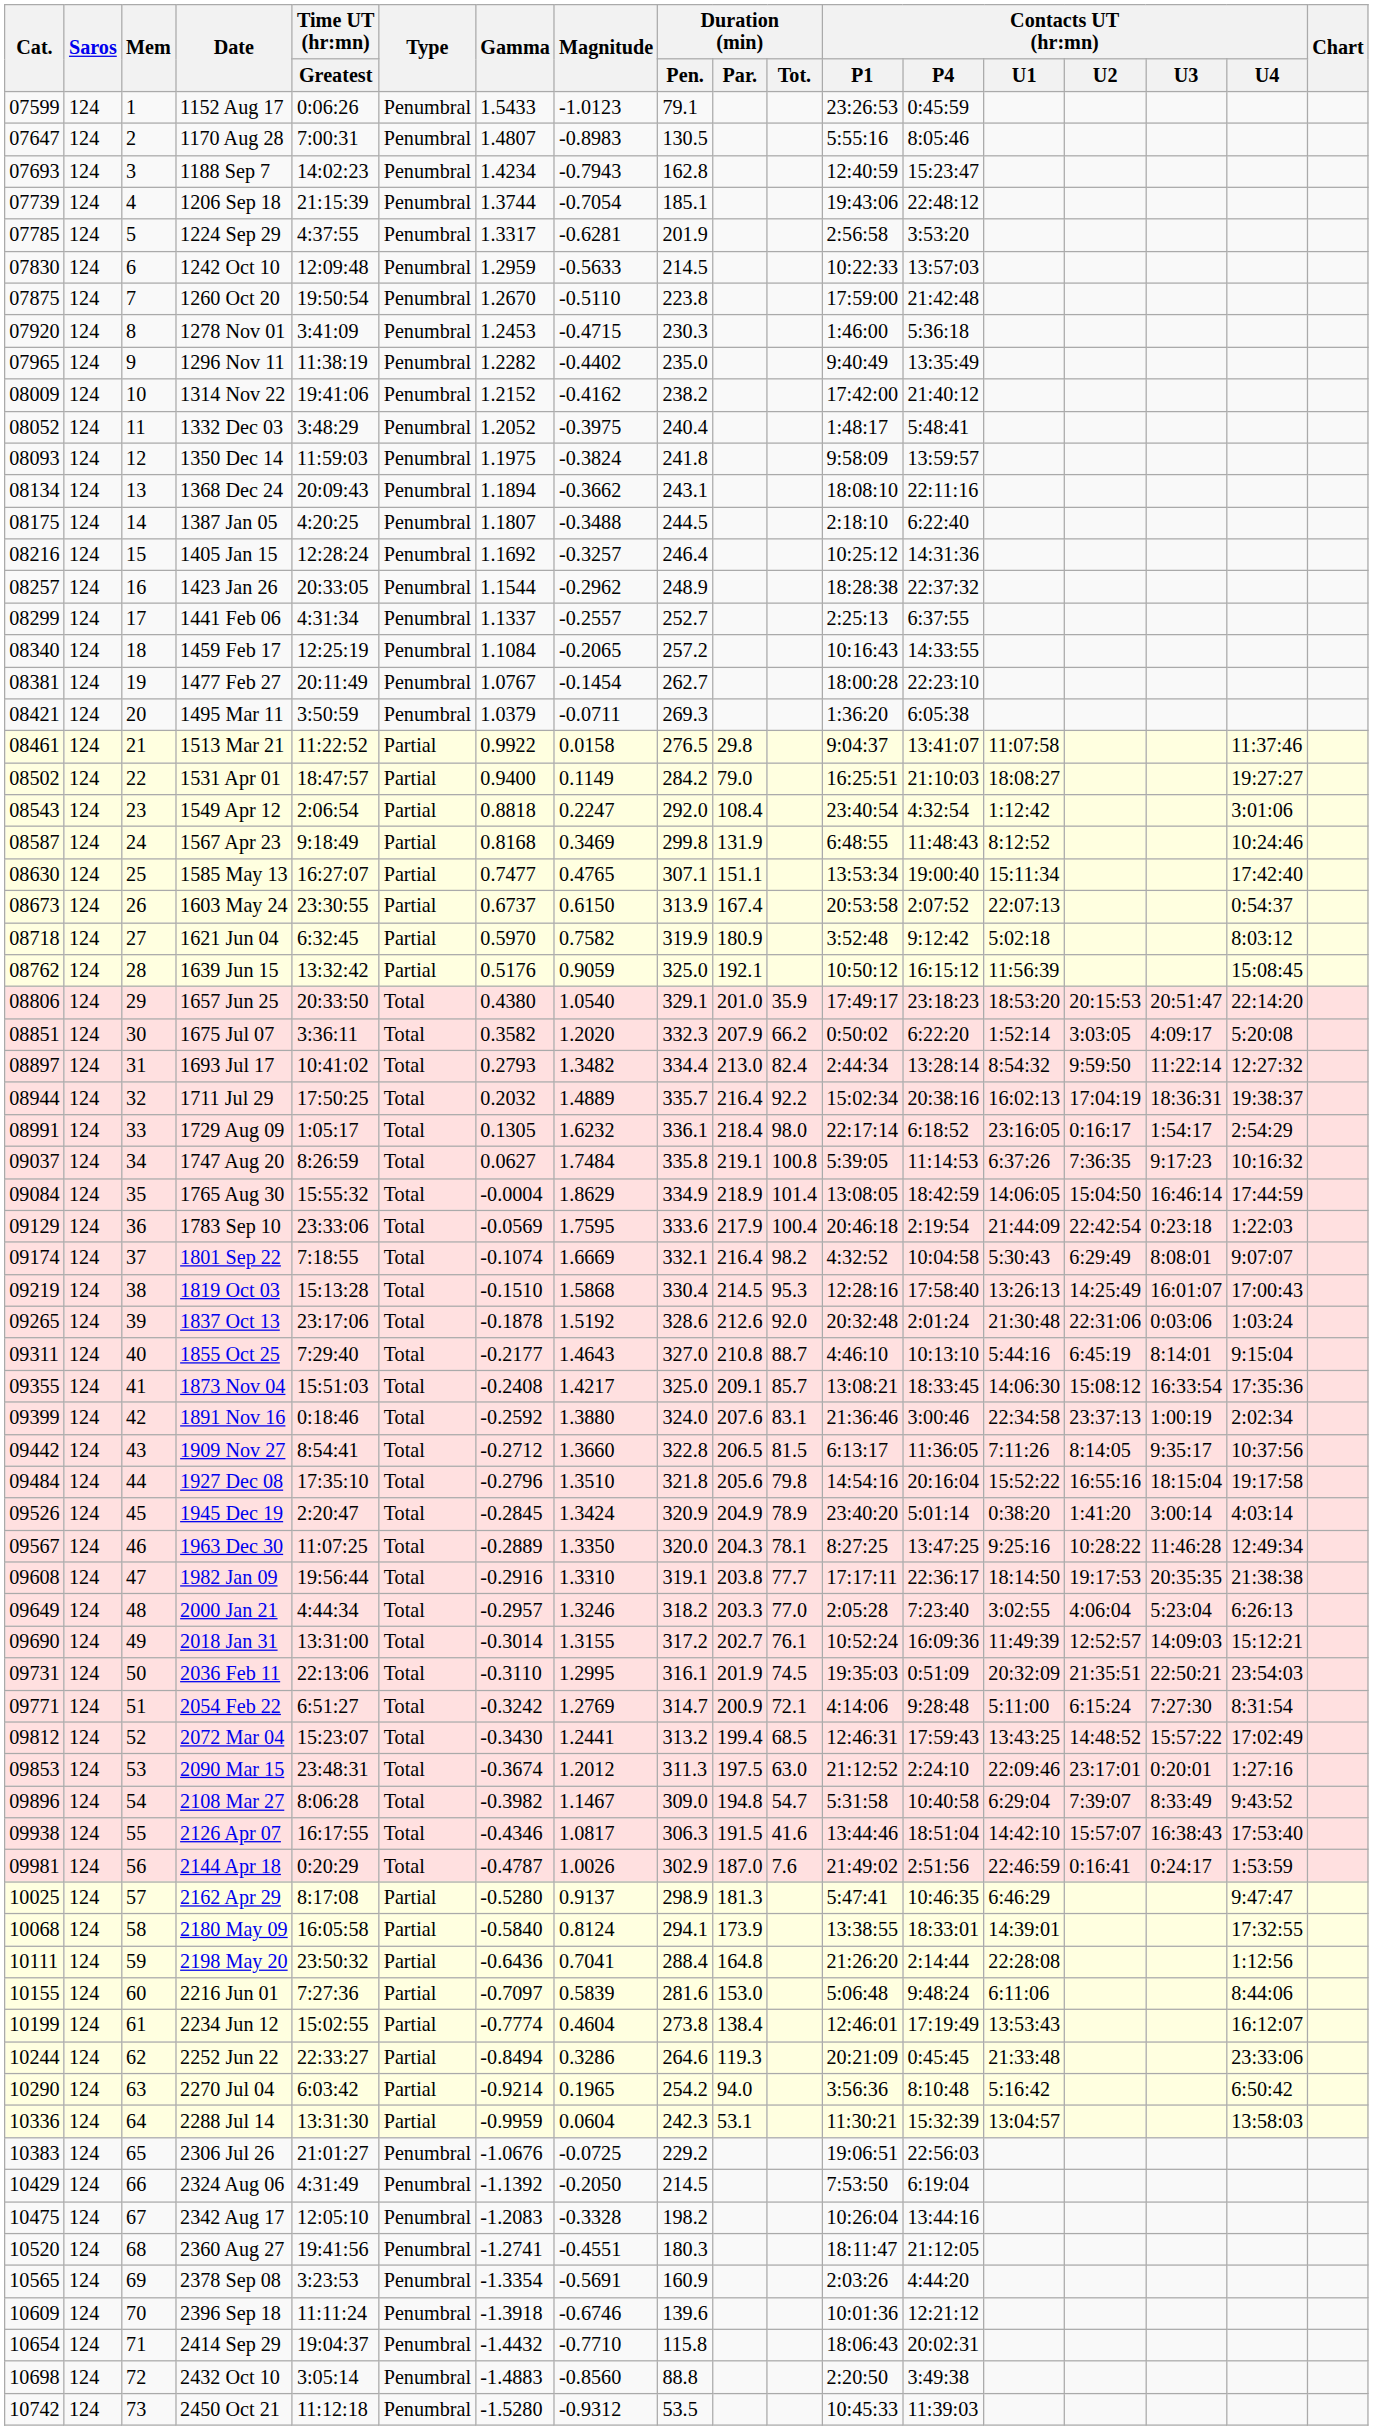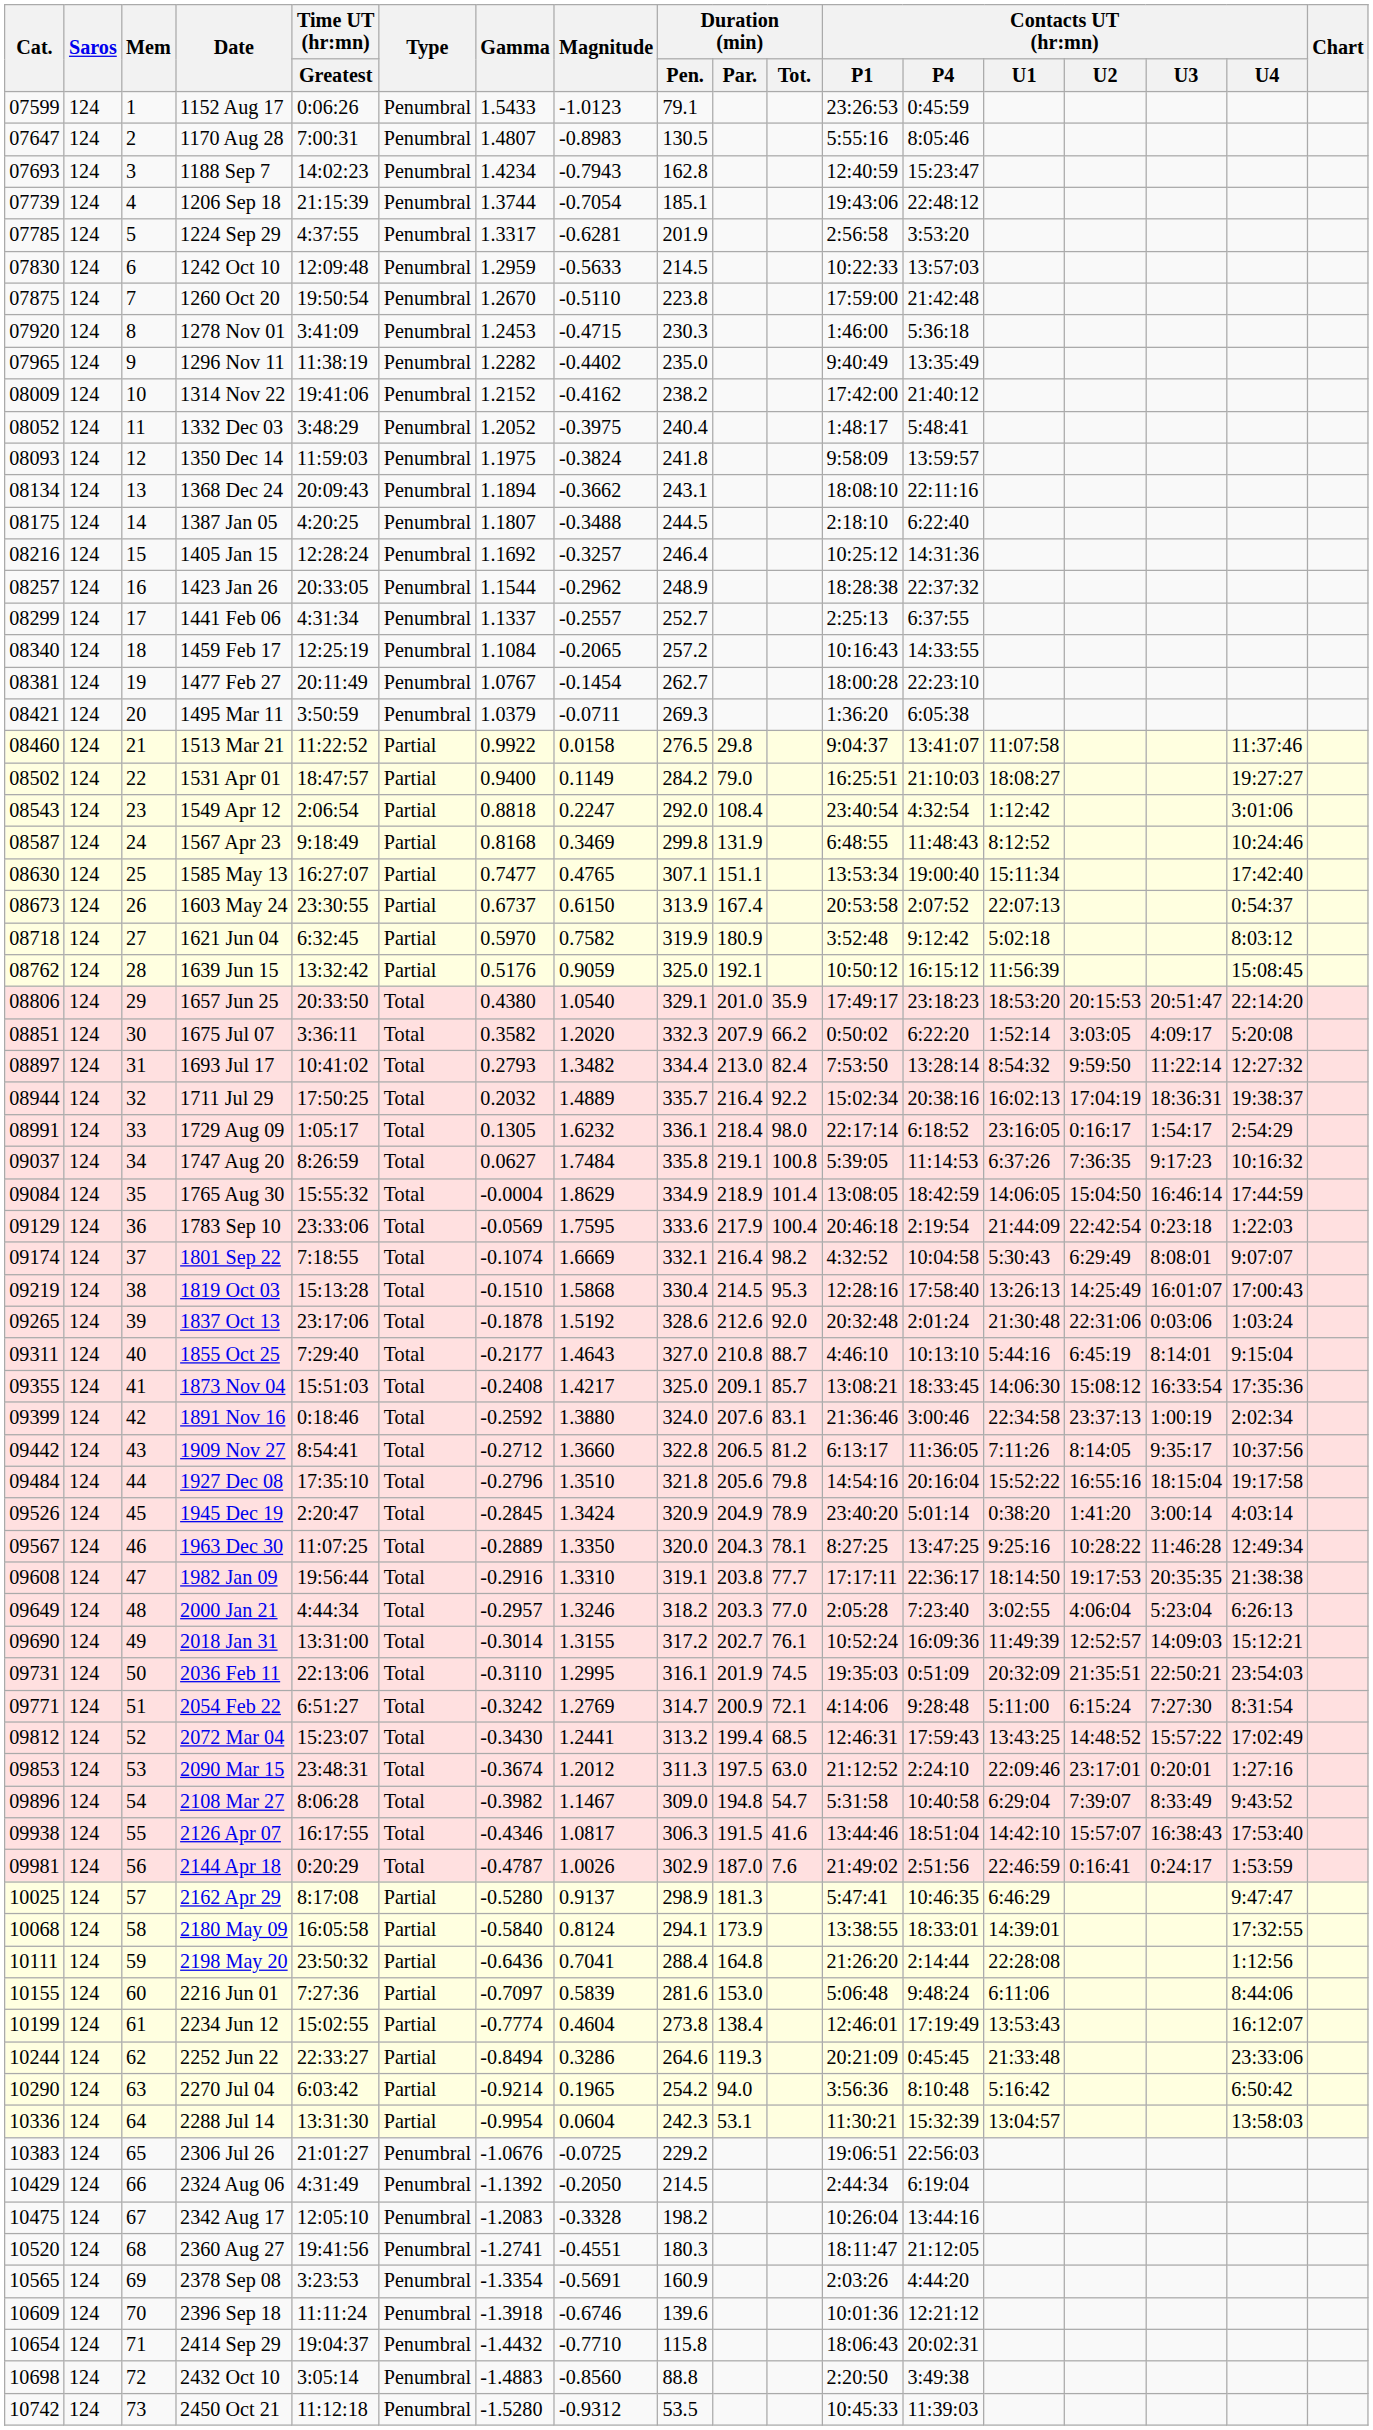(34, 746) 08461 -> (34, 746) 08460
(857, 1066) 2:44:34 -> (857, 1066) 7:53:50
(789, 1449) 81.5 -> (789, 1449) 81.2
(511, 2121) -0.9959 -> (511, 2121) -0.9954
(857, 2185) 7:53:50 -> (857, 2185) 2:44:34
